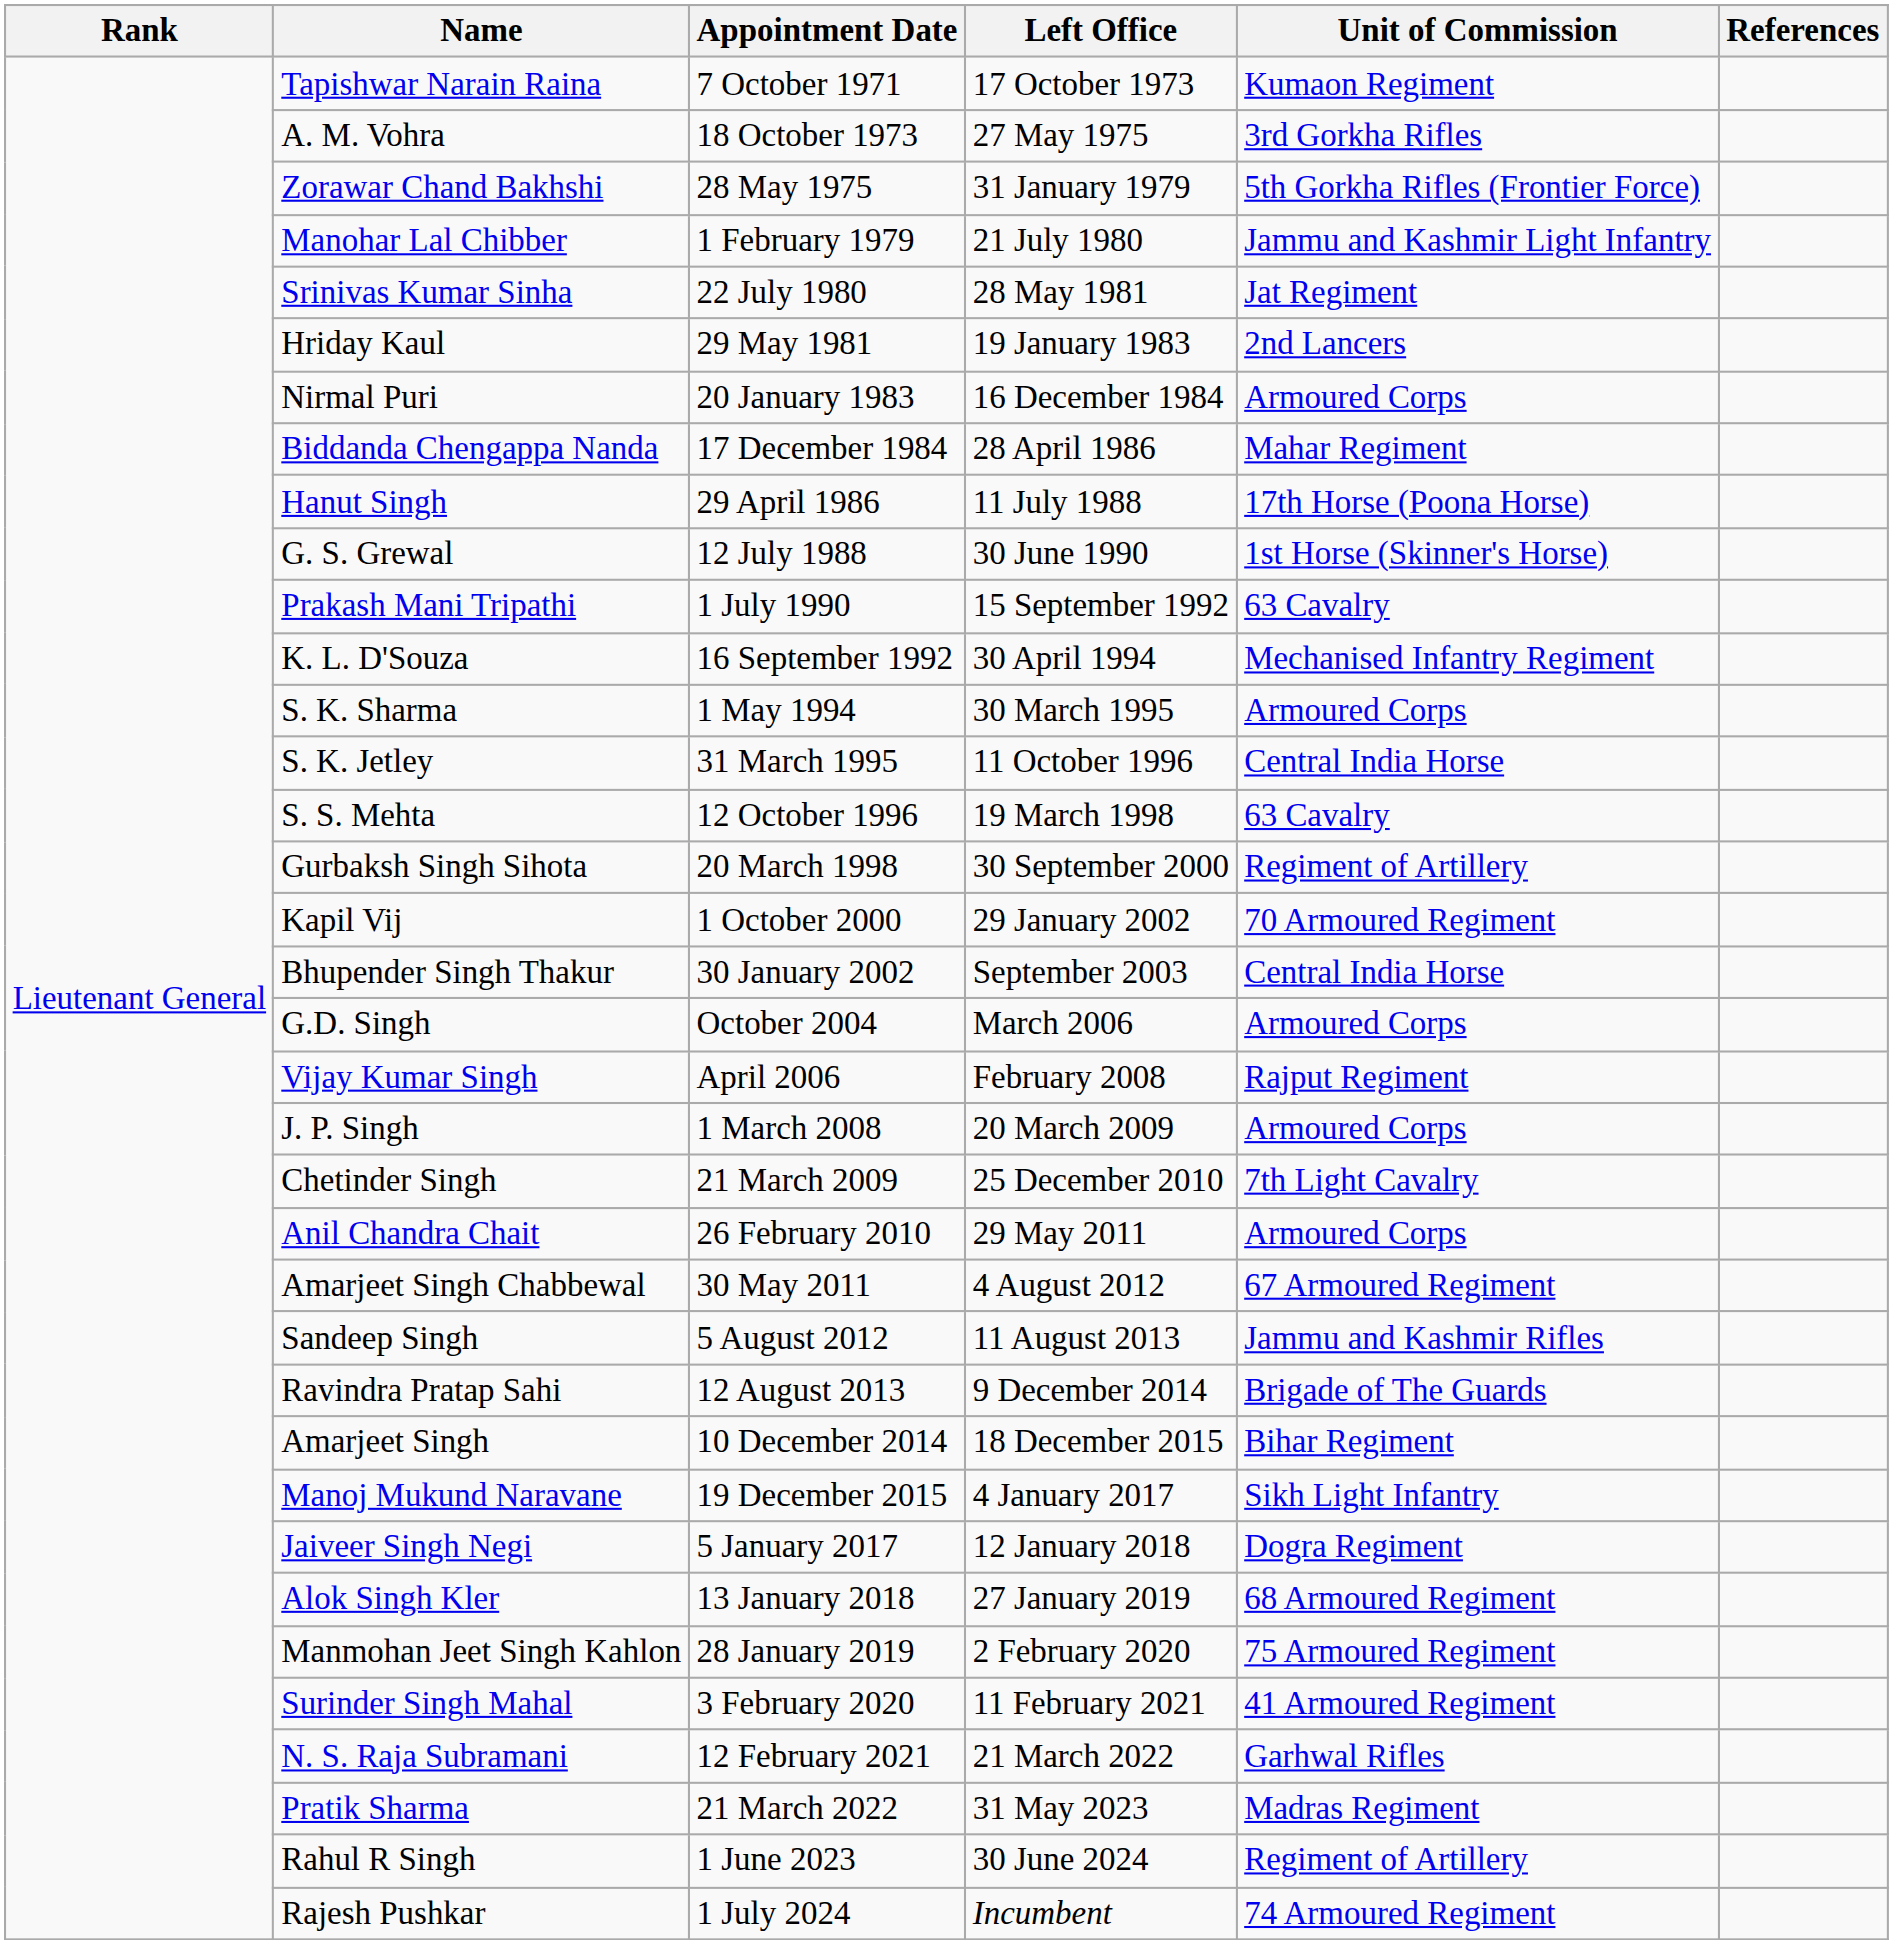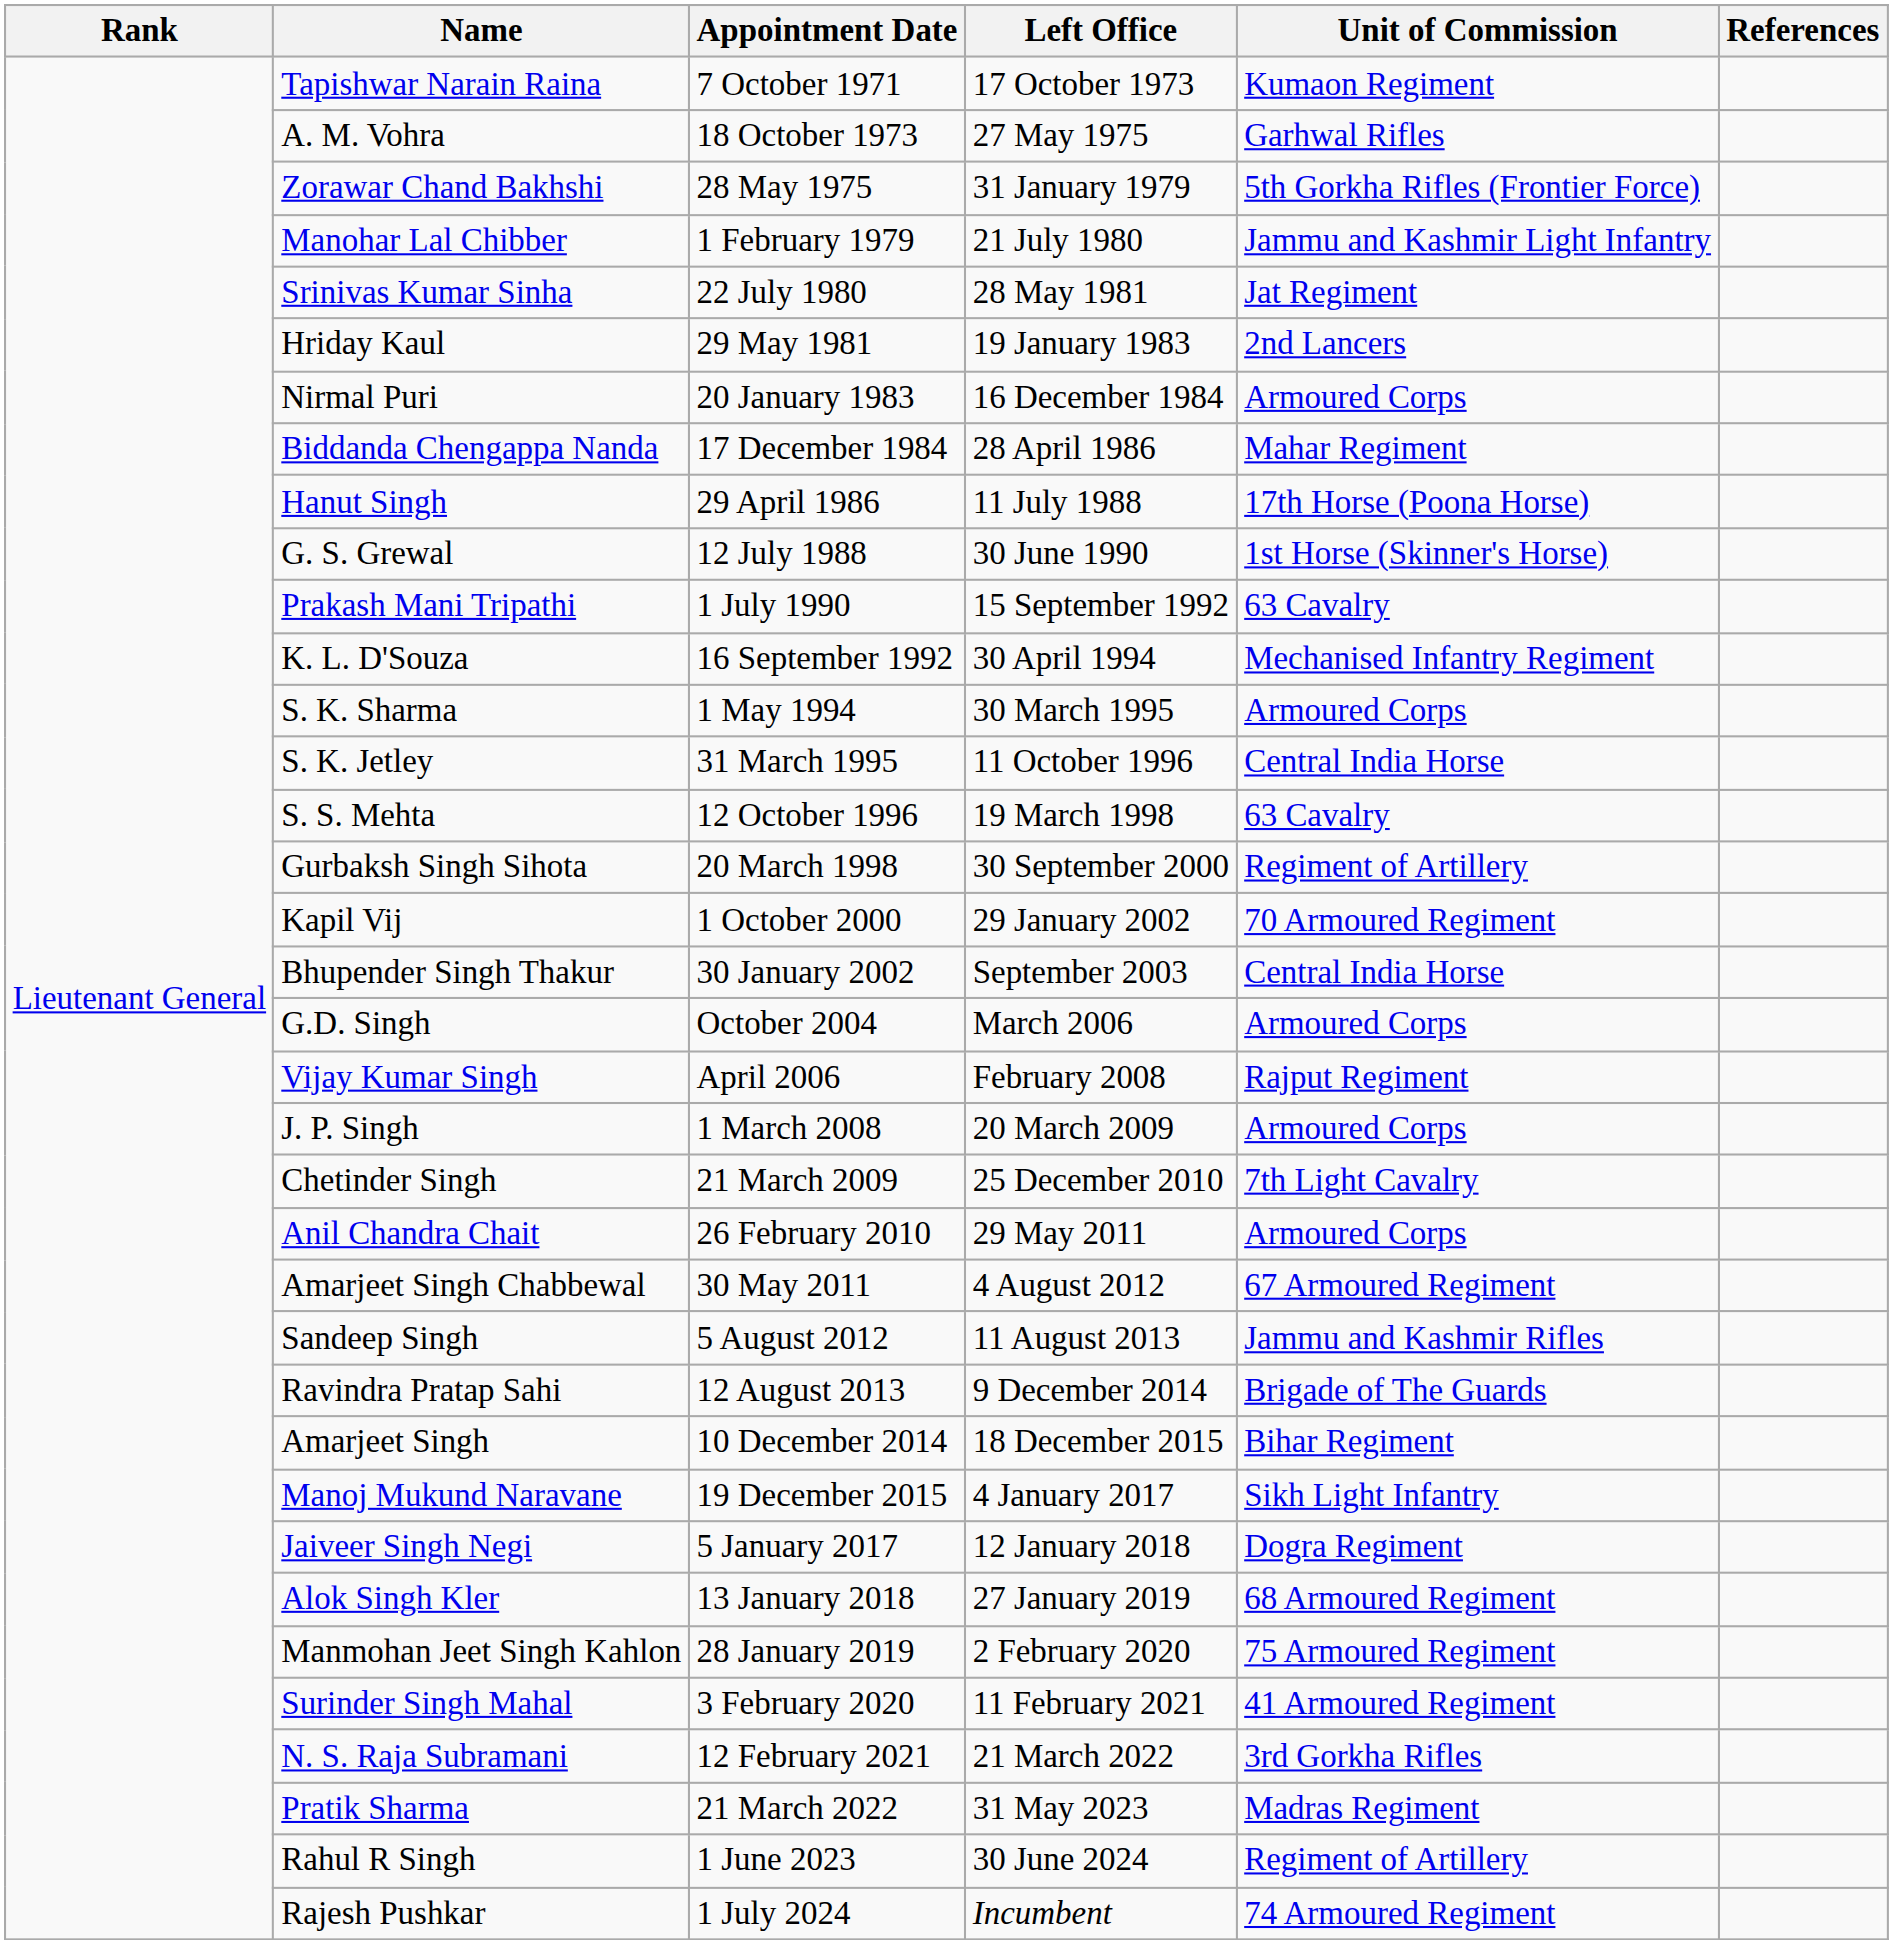(1363, 135) 3rd Gorkha Rifles -> (1344, 135) Garhwal Rifles
(1344, 1755) Garhwal Rifles -> (1363, 1755) 3rd Gorkha Rifles
